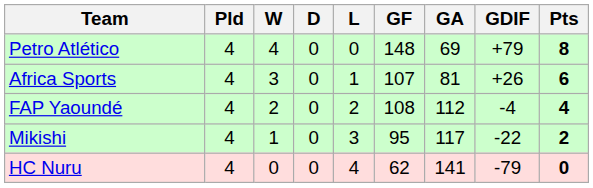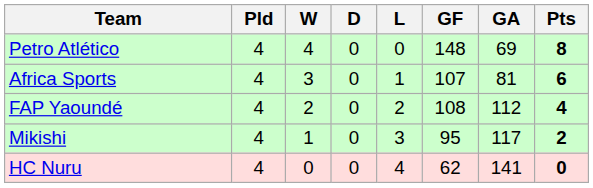- column: (508, 19)
